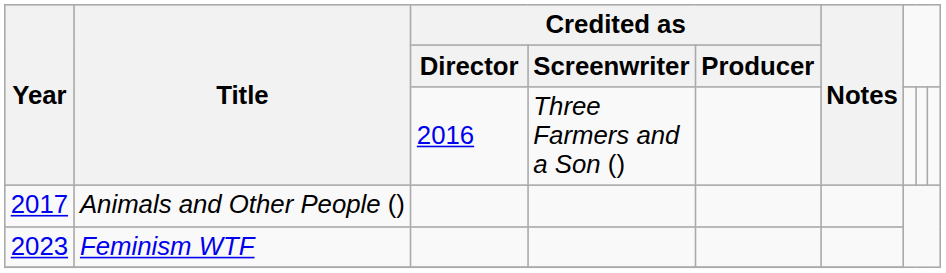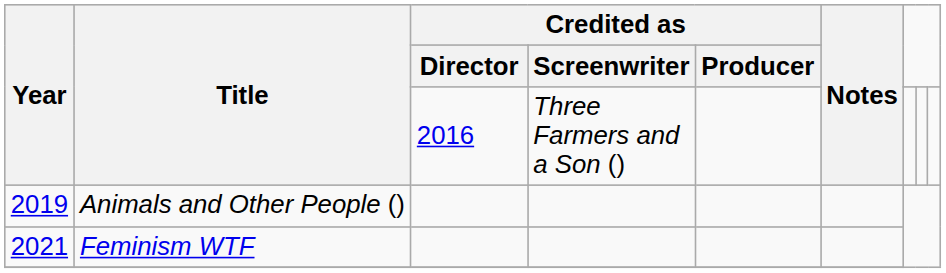(39, 205) 2017 -> (39, 205) 2019
(39, 246) 2023 -> (39, 246) 2021
